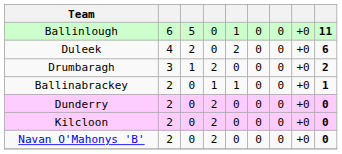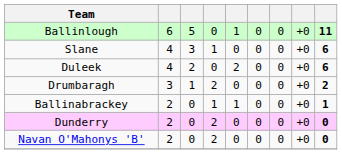+ row: (81, 49)
- row: (81, 121)
